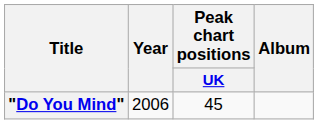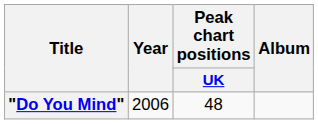(214, 105) 45 -> (214, 105) 48
